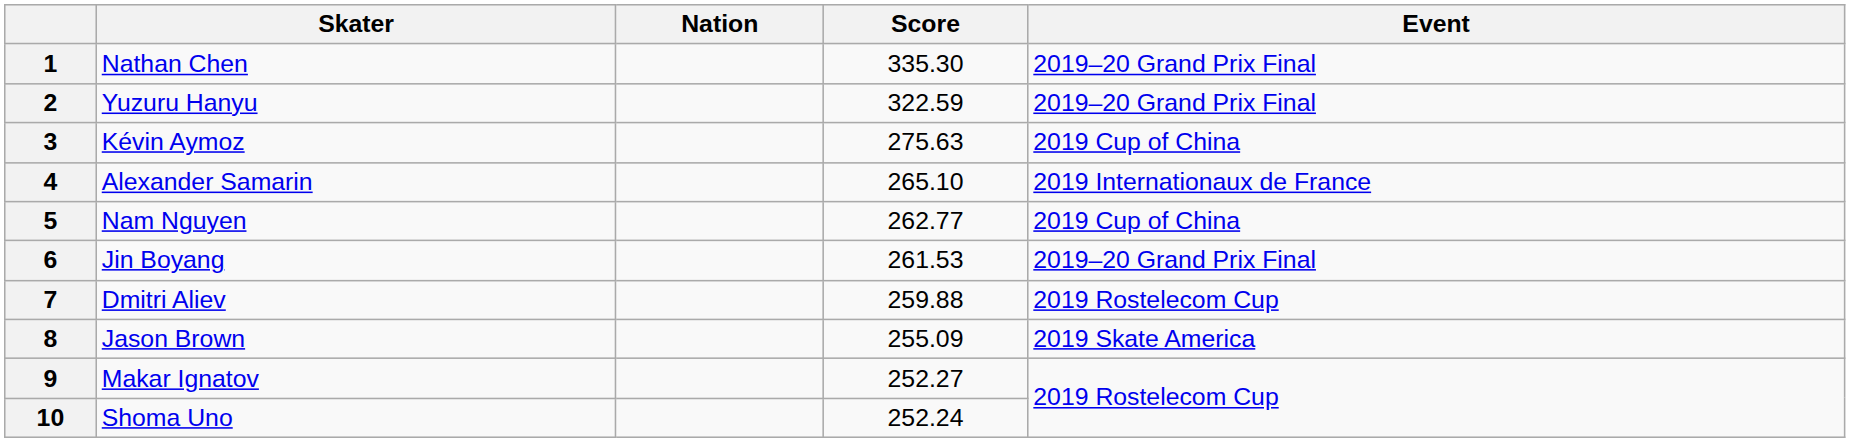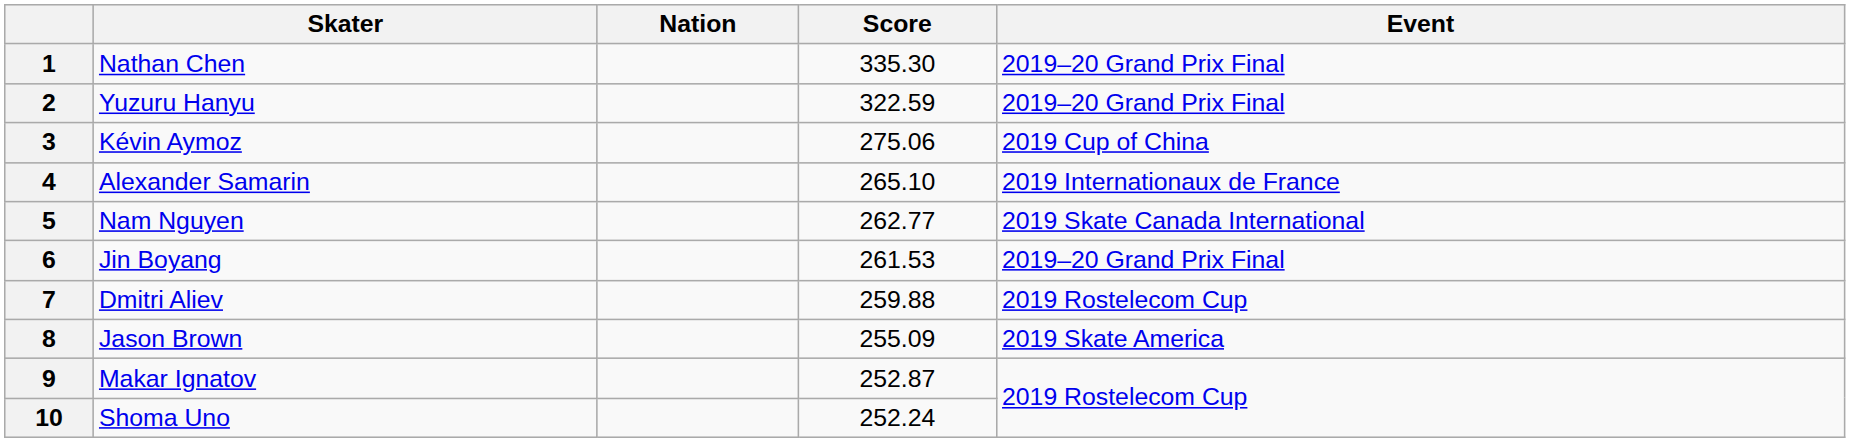(925, 142) 275.63 -> (897, 142) 275.06
(1137, 220) 2019 Cup of China -> (1183, 220) 2019 Skate Canada International
(925, 378) 252.27 -> (897, 378) 252.87
